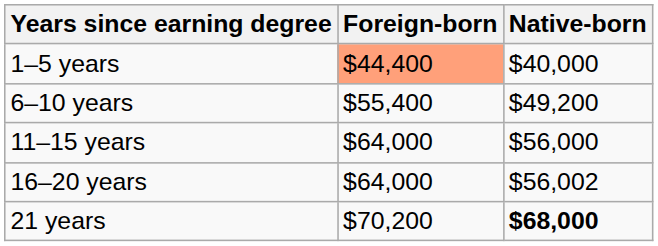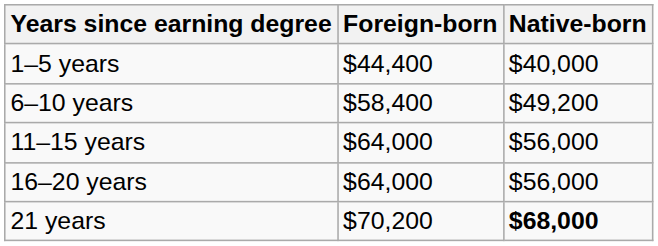(388, 63) lightsalmon background -> (388, 63) no background
(388, 102) $55,400 -> (388, 102) $58,400
(554, 181) $56,002 -> (554, 181) $56,000
